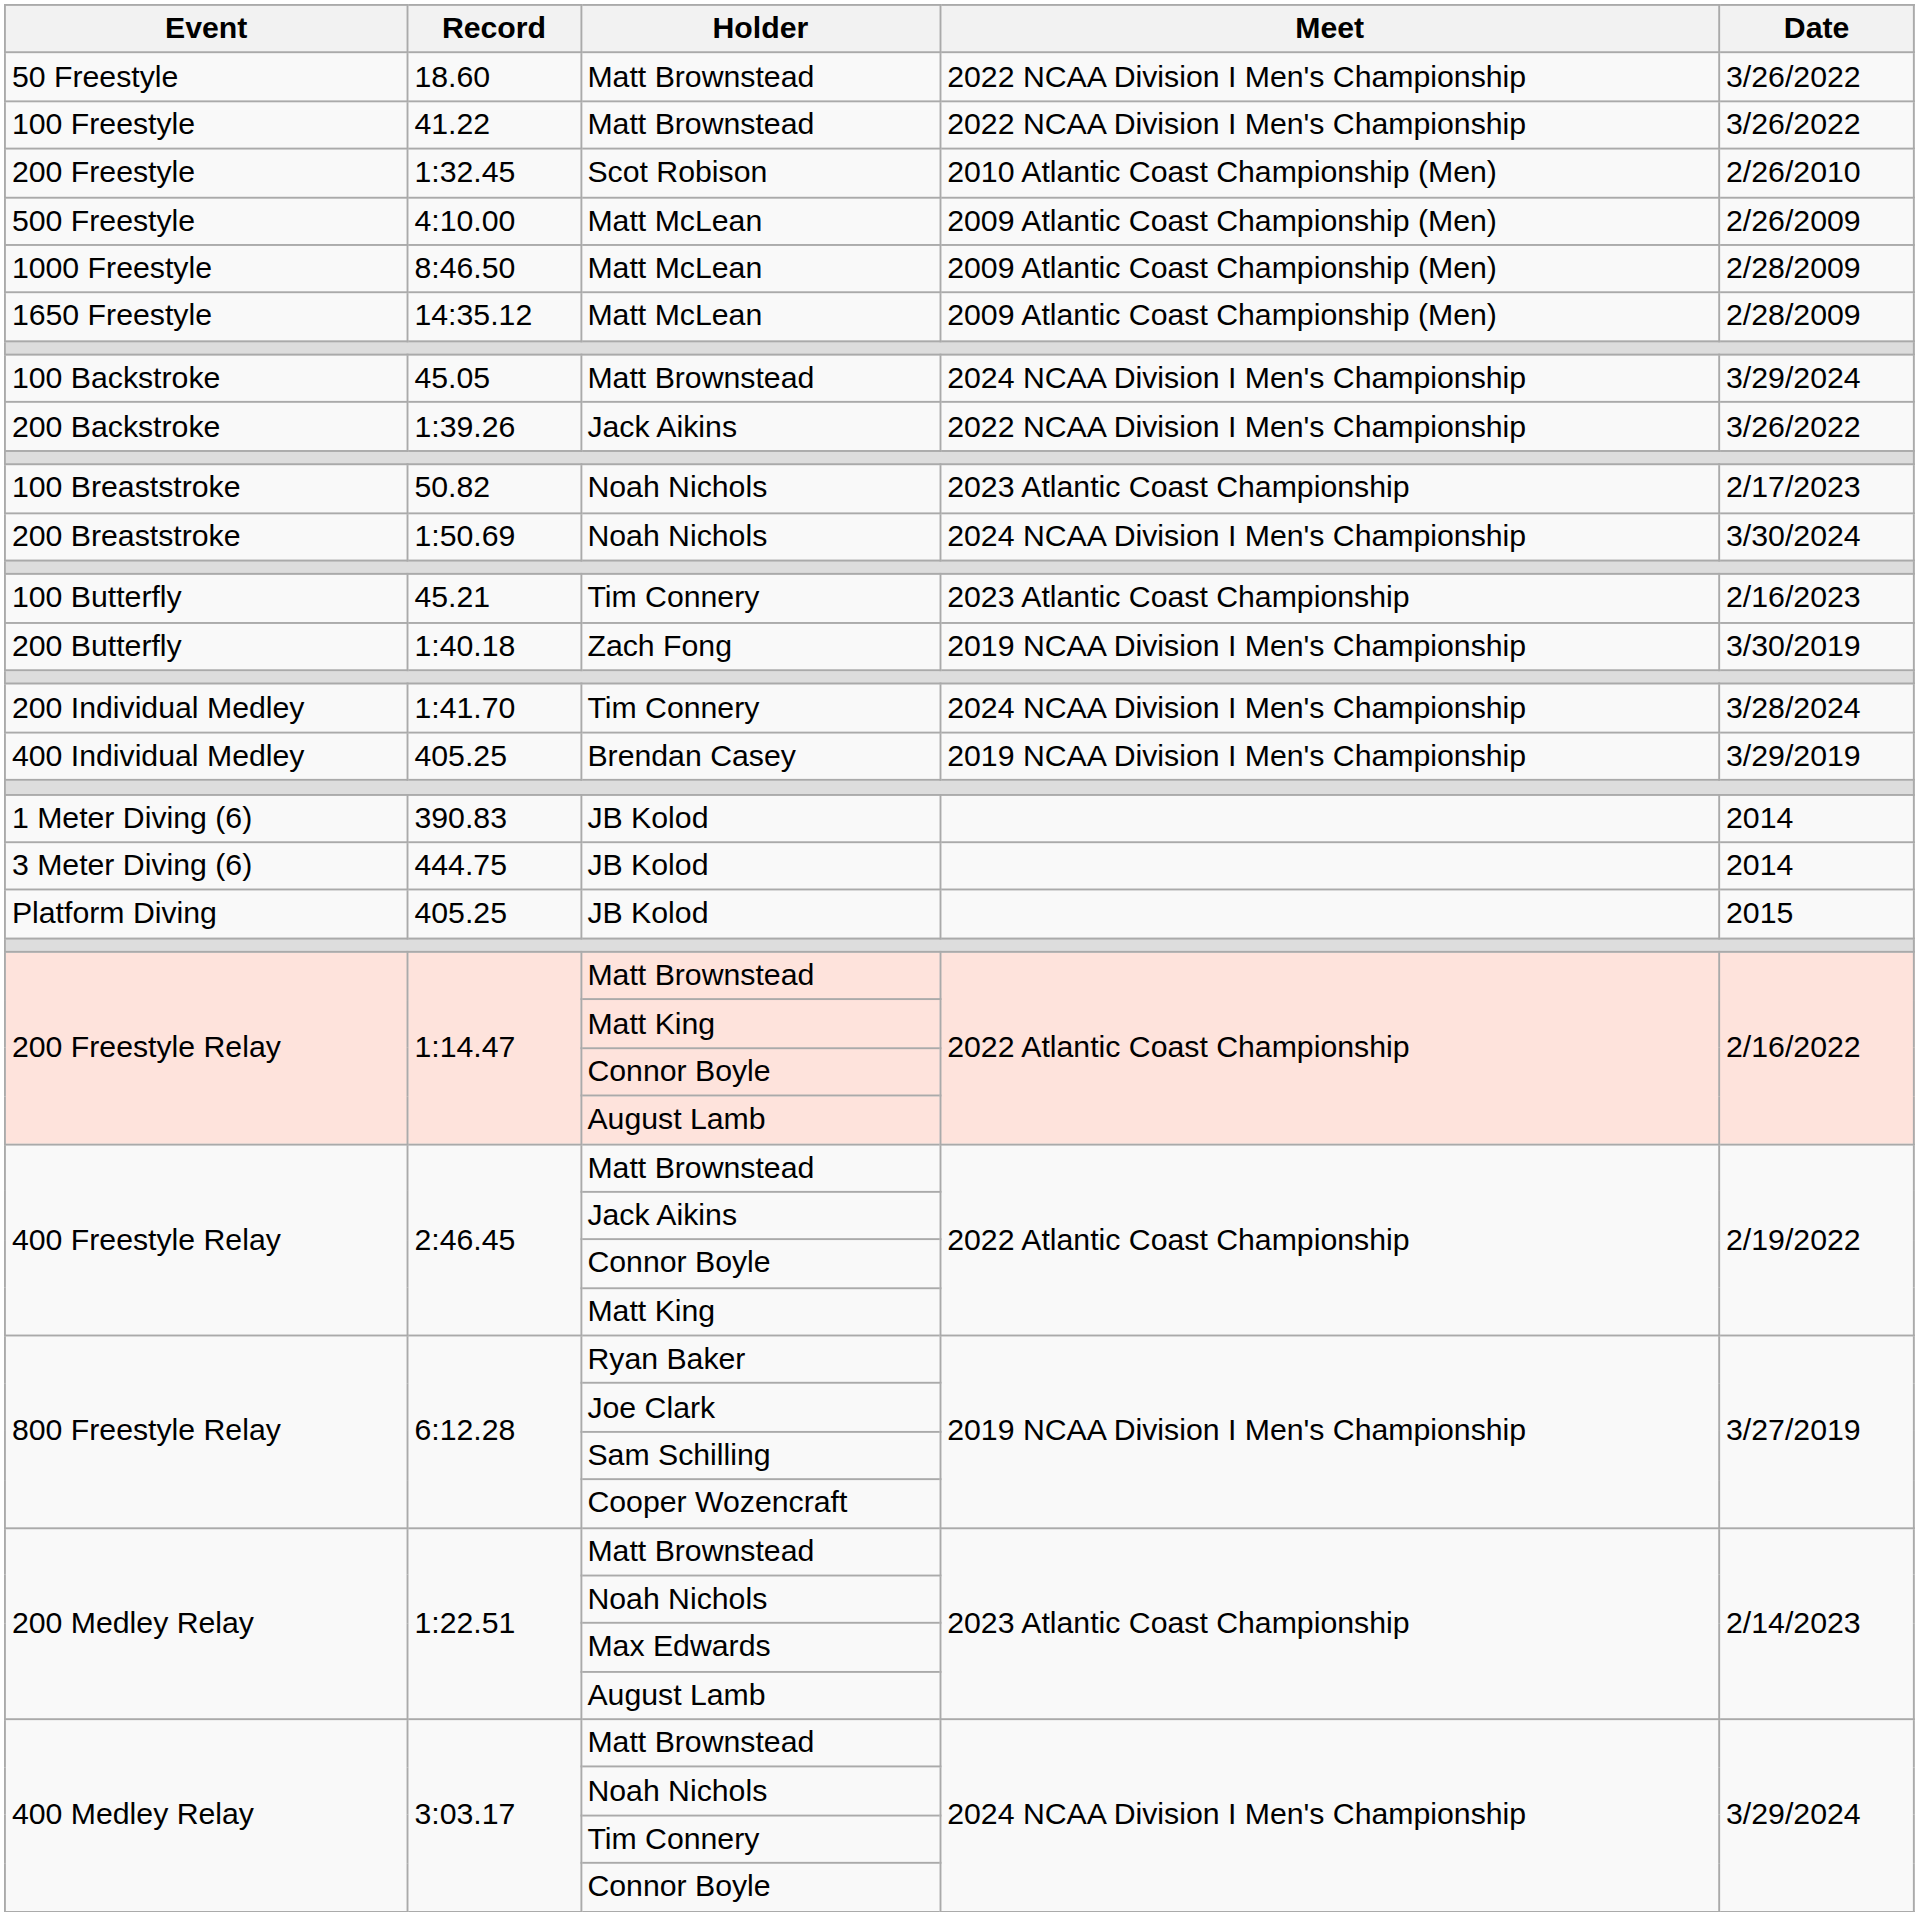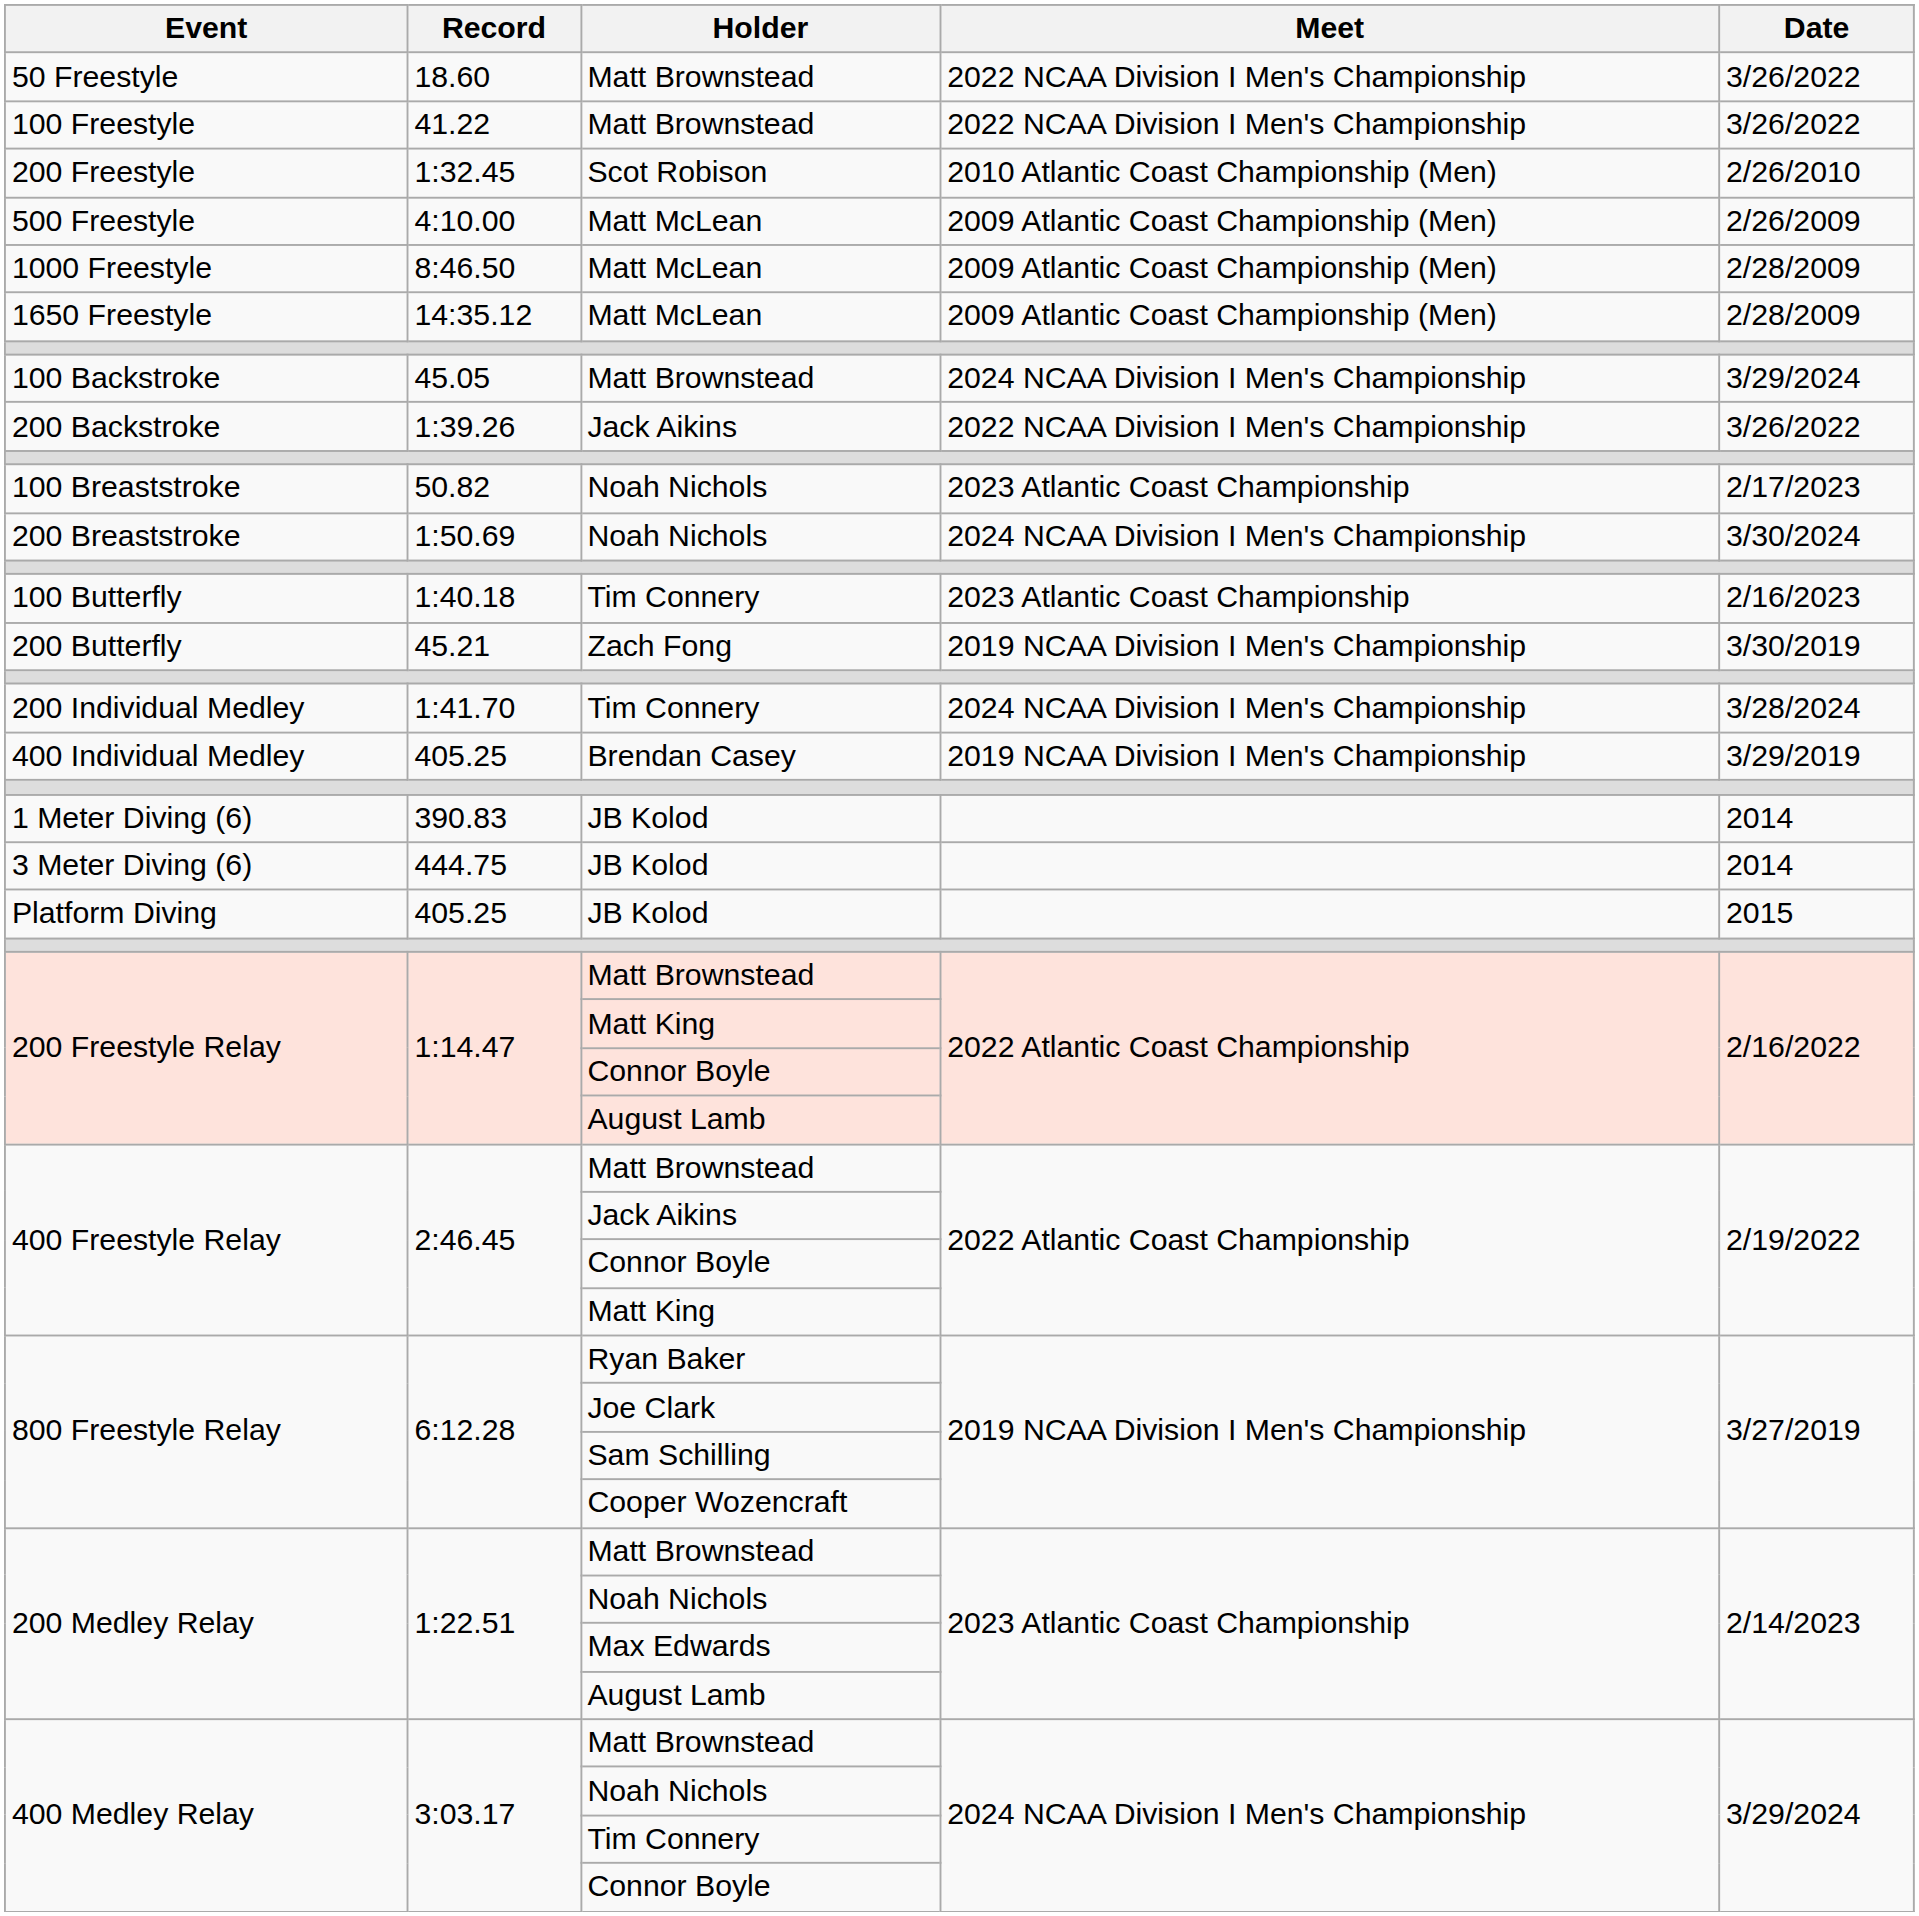(452, 597) 45.21 -> (465, 597) 1:40.18
(465, 645) 1:40.18 -> (452, 645) 45.21
